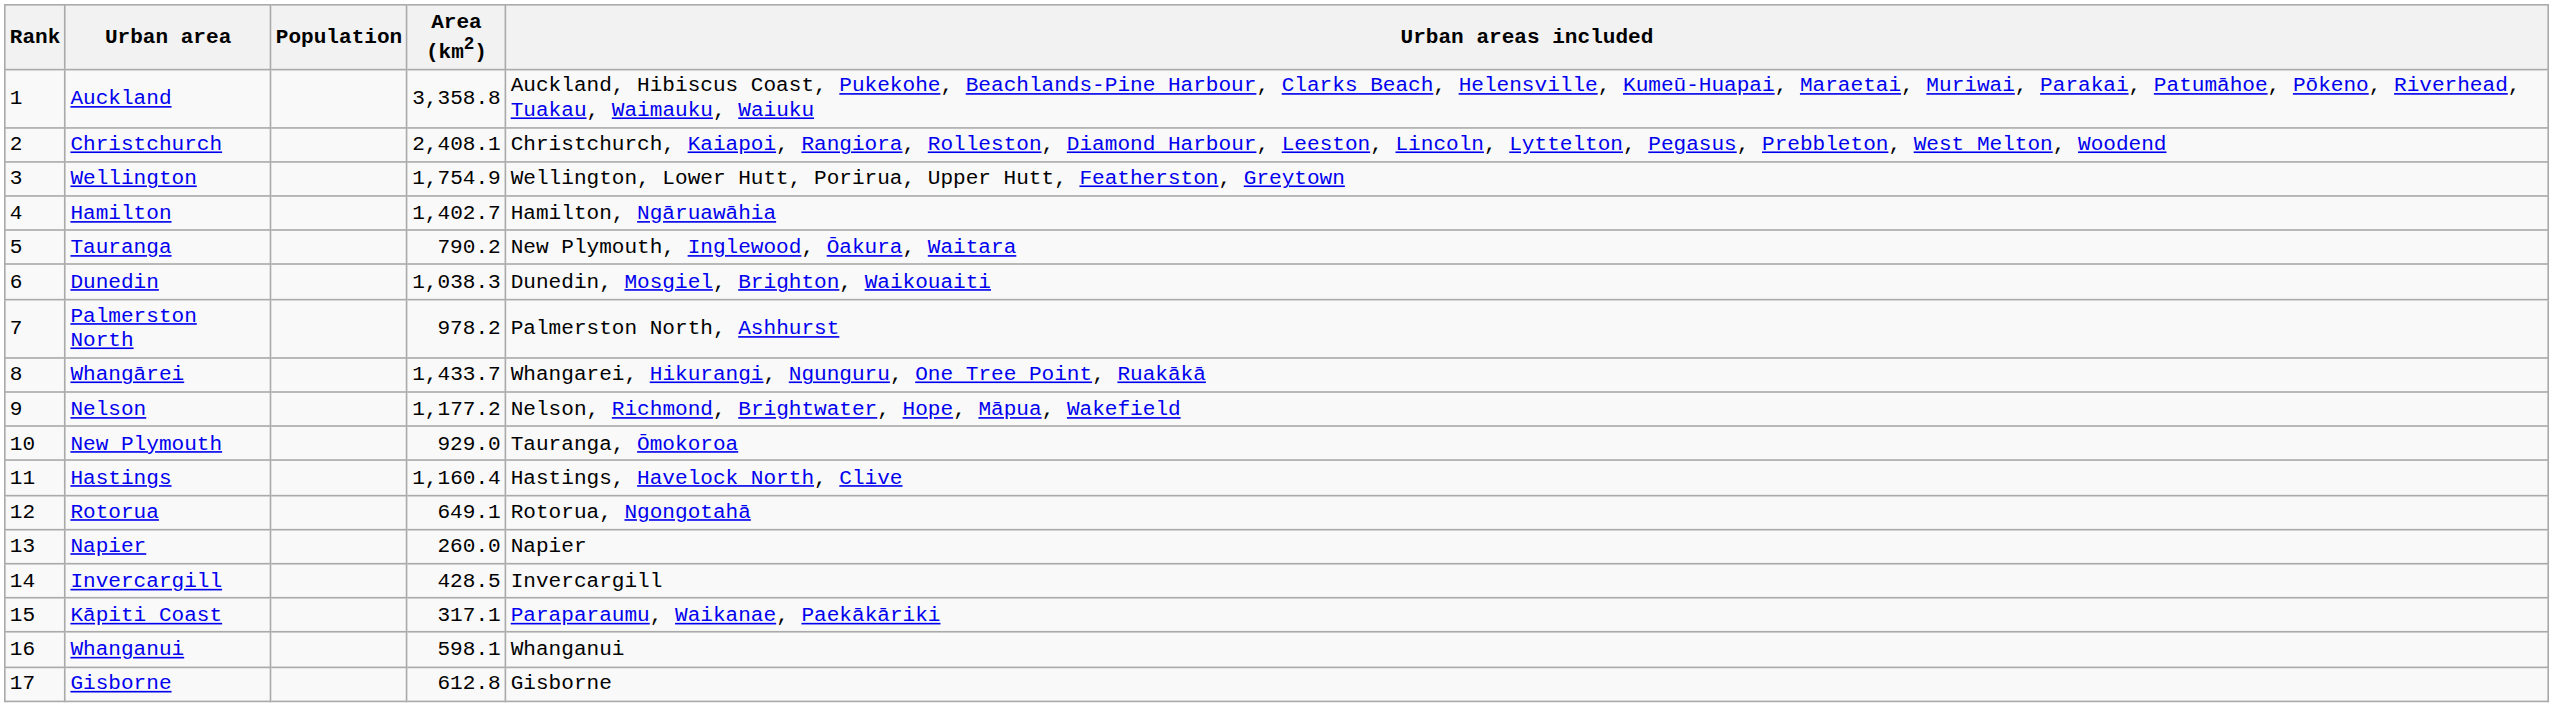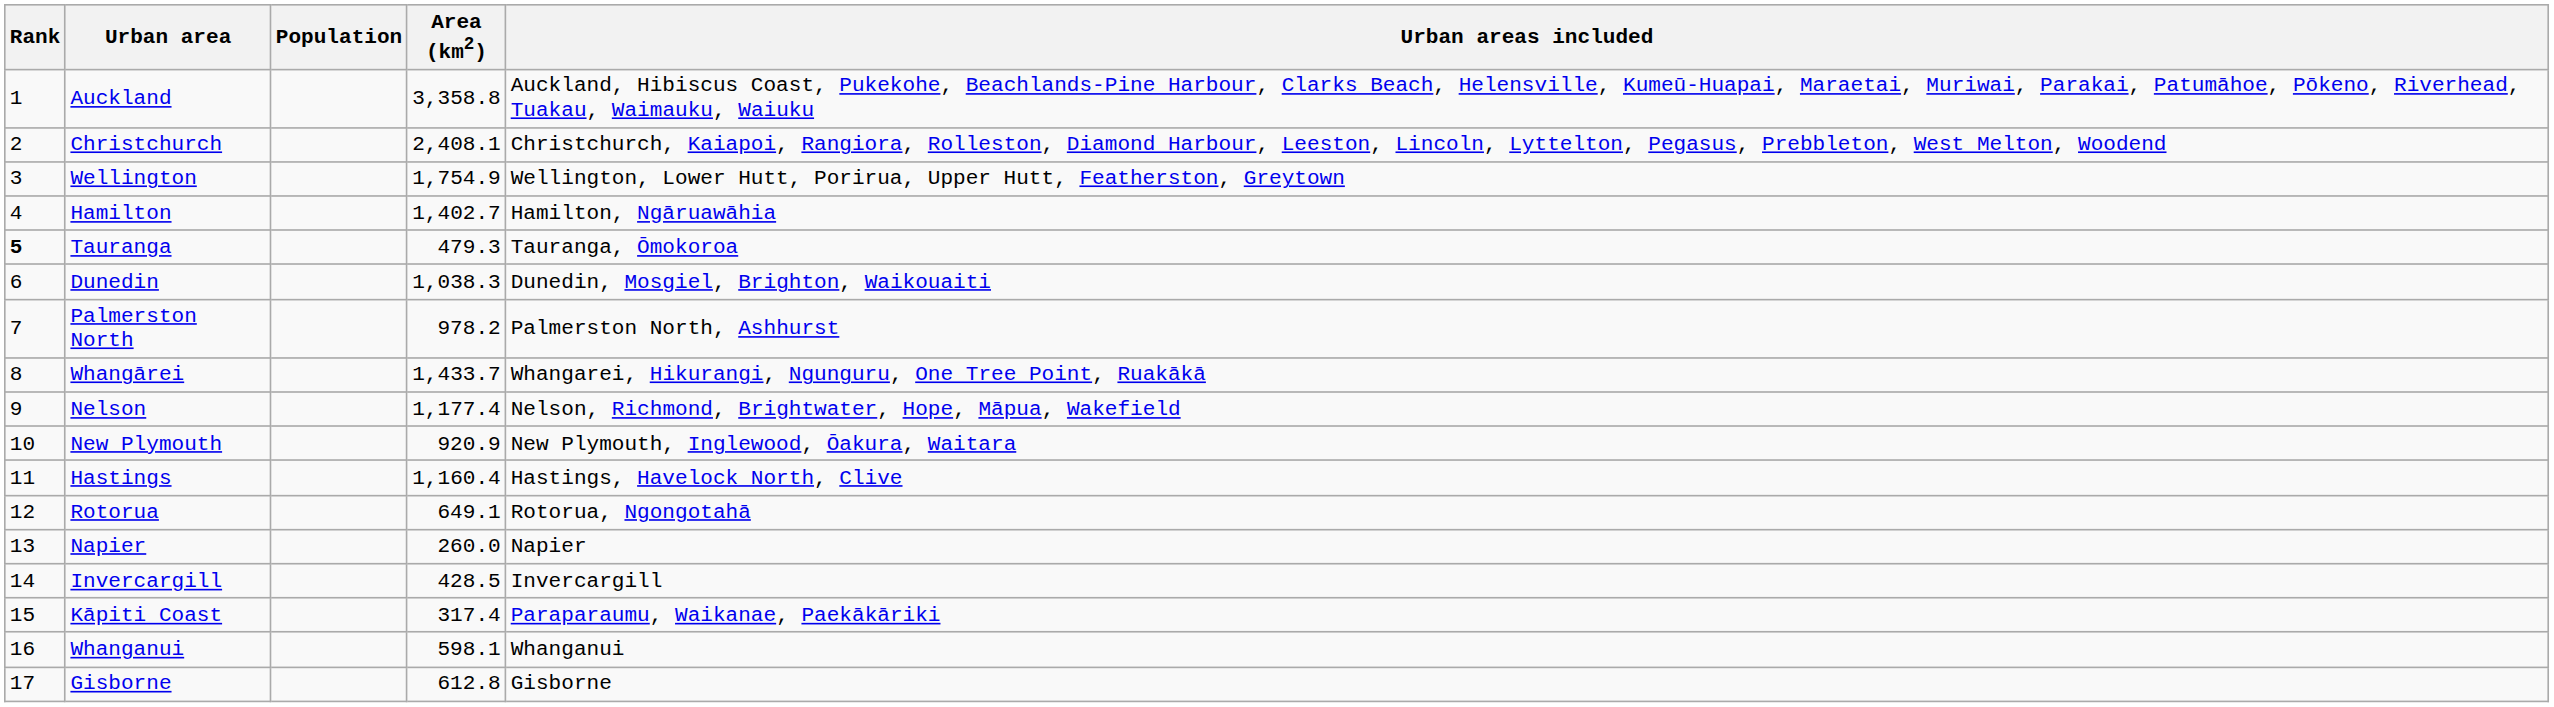(16, 248) normal -> (16, 248) bold
(469, 248) 790.2 -> (469, 248) 479.3
(763, 248) New Plymouth, Inglewood, Ōakura, Waitara -> (624, 248) Tauranga, Ōmokoroa
(456, 409) 1,177.2 -> (456, 409) 1,177.4
(469, 444) 929.0 -> (469, 444) 920.9
(624, 444) Tauranga, Ōmokoroa -> (763, 444) New Plymouth, Inglewood, Ōakura, Waitara
(469, 615) 317.1 -> (469, 615) 317.4
